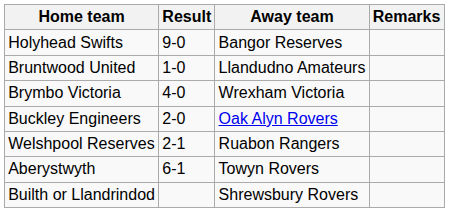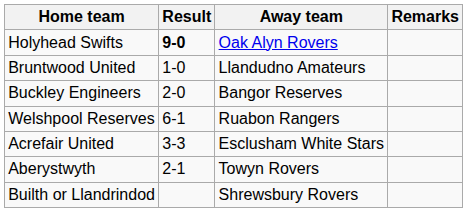(174, 42) normal -> (174, 42) bold
(280, 42) Bangor Reserves -> (278, 42) Oak Alyn Rovers
- row: (65, 93)
(278, 118) Oak Alyn Rovers -> (280, 93) Bangor Reserves
(174, 144) 2-1 -> (174, 118) 6-1
+ row: (61, 144)
(174, 169) 6-1 -> (174, 169) 2-1
